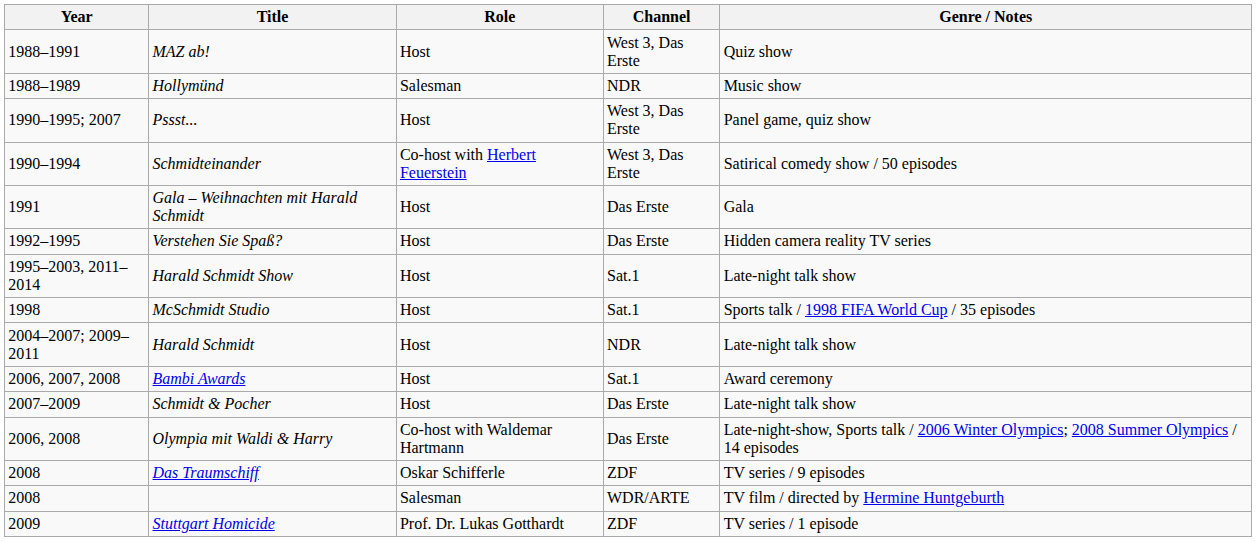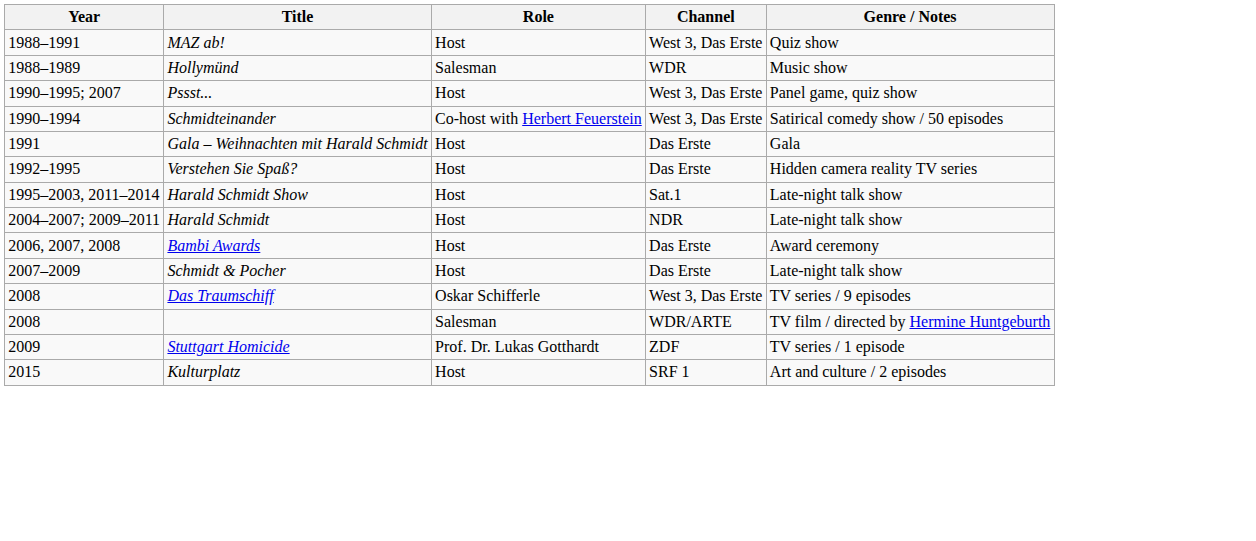(624, 85) NDR -> (668, 67) WDR
- row: (211, 310)
(623, 378) Sat.1 -> (680, 245) Das Erste
- row: (242, 438)
(622, 473) ZDF -> (706, 296) West 3, Das Erste
+ row: (204, 372)
